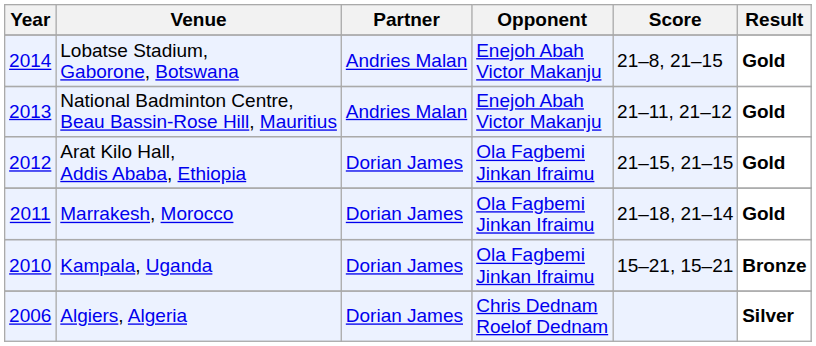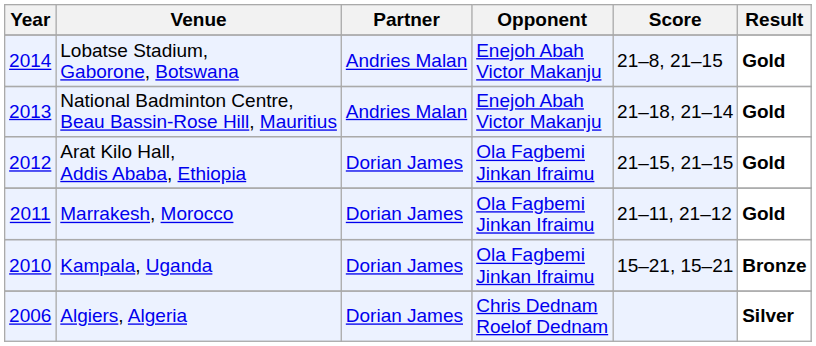(674, 112) 21–11, 21–12 -> (675, 112) 21–18, 21–14
(675, 214) 21–18, 21–14 -> (674, 214) 21–11, 21–12
